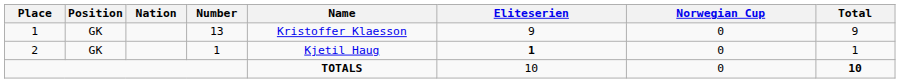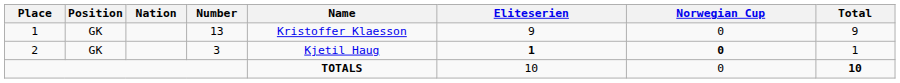(217, 51) 1 -> (217, 51) 3
(721, 51) normal -> (721, 51) bold
